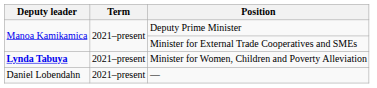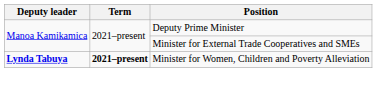(119, 59) normal -> (120, 59) bold
- row: (155, 75)
